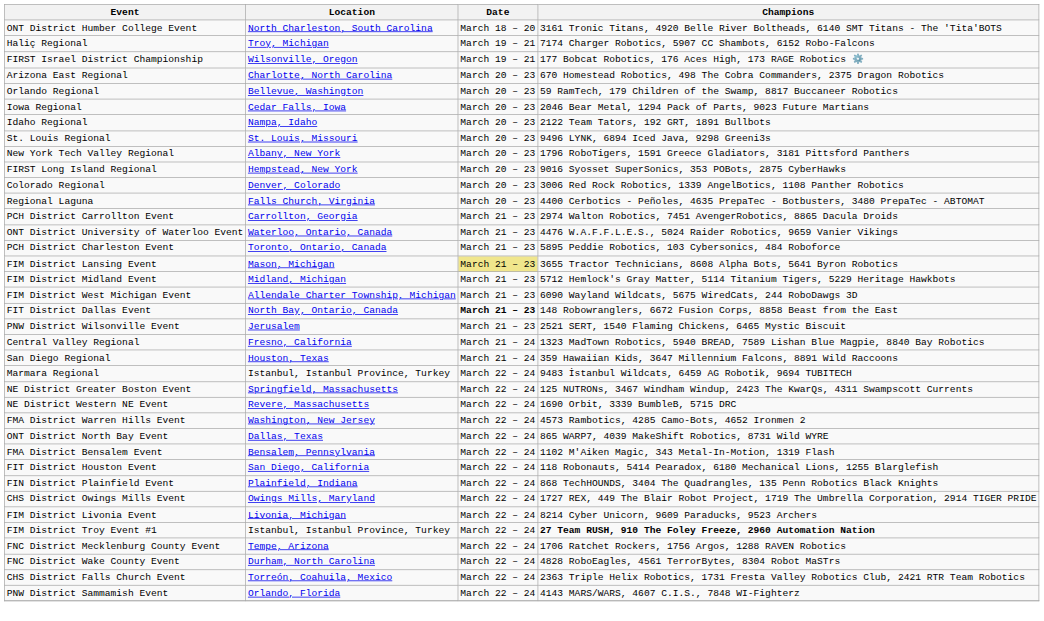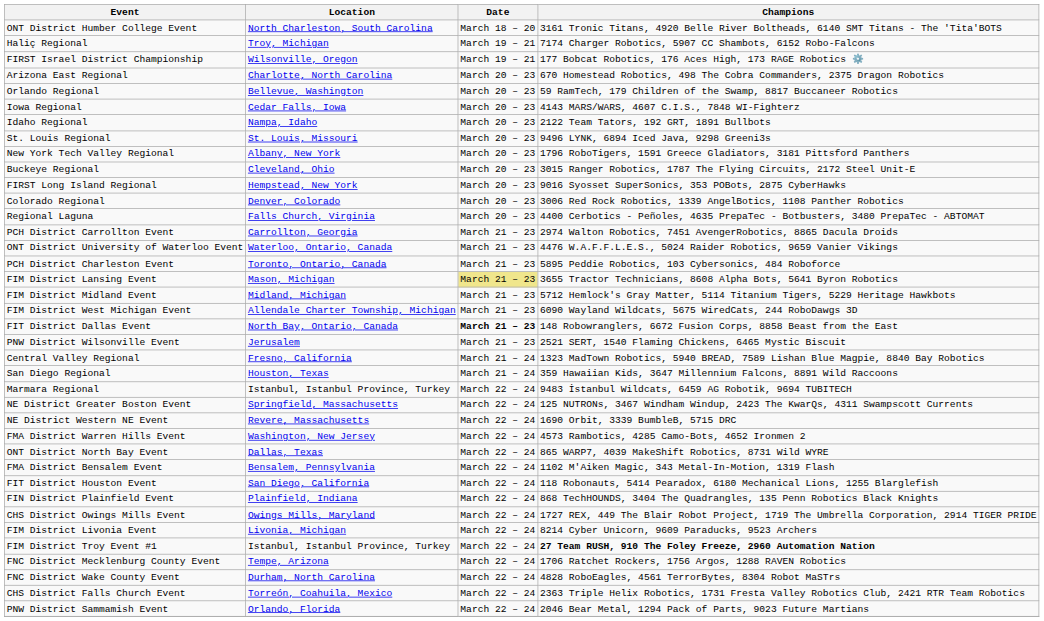(705, 107) 2046 Bear Metal, 1294 Pack of Parts, 9023 Future Martians -> (670, 107) 4143 MARS/WARS, 4607 C.I.S., 7848 WI-Fighterz
+ row: (53, 170)
(670, 593) 4143 MARS/WARS, 4607 C.I.S., 7848 WI-Fighterz -> (705, 609) 2046 Bear Metal, 1294 Pack of Parts, 9023 Future Martians
